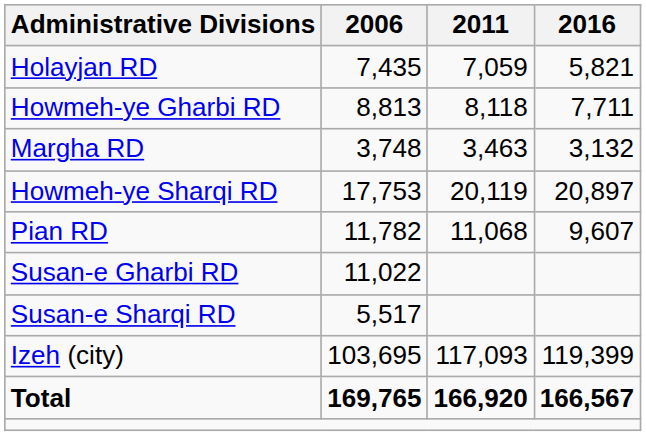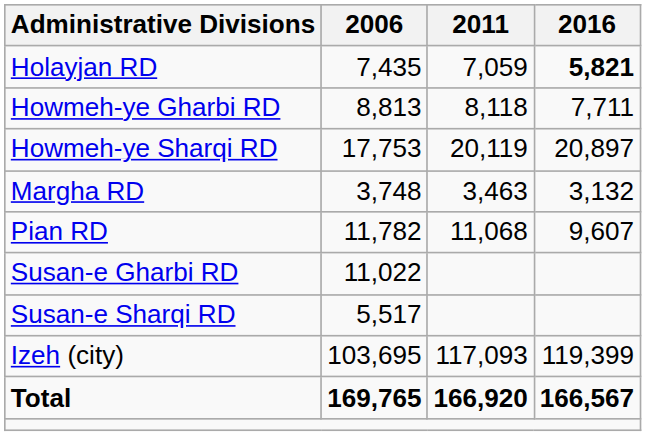(601, 66) normal -> (601, 66) bold
rows swapped: (144, 190) <-> (78, 149)
